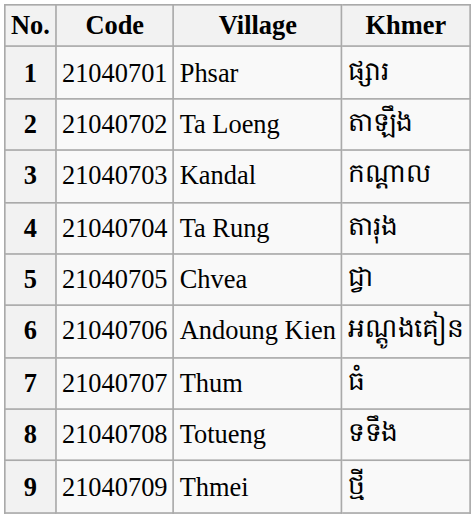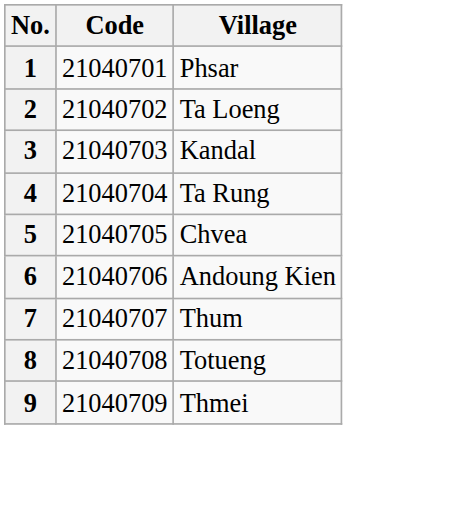- column: (406, 25)
